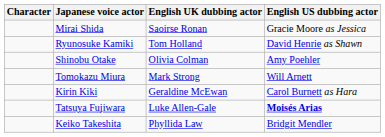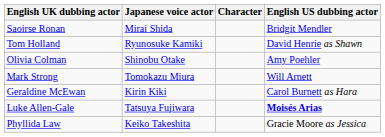columns swapped: (29, 12) <-> (205, 12)
(316, 28) Gracie Moore as Jessica -> (299, 28) Bridgit Mendler
(299, 124) Bridgit Mendler -> (316, 124) Gracie Moore as Jessica
